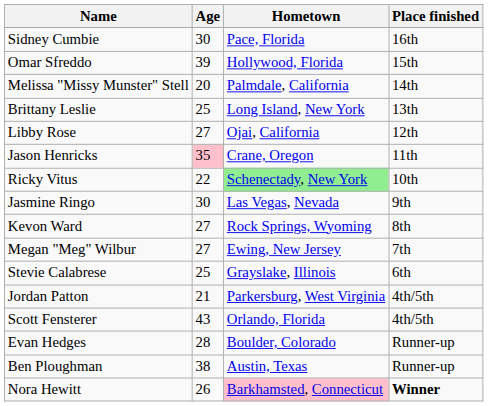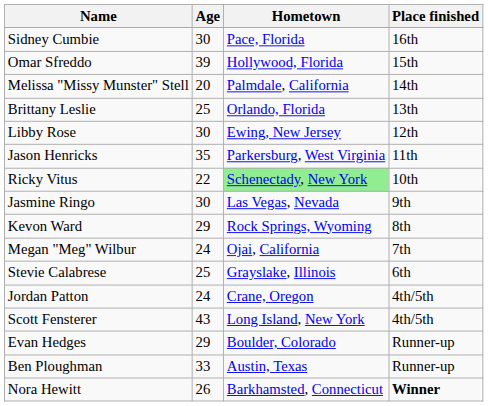(296, 109) Long Island, New York -> (276, 109) Orlando, Florida
(203, 132) 27 -> (203, 132) 30
(273, 132) Ojai, California -> (284, 132) Ewing, New Jersey
(203, 156) pink background -> (203, 156) no background
(270, 156) Crane, Oregon -> (306, 156) Parkersburg, West Virginia
(203, 226) 27 -> (203, 226) 29
(203, 249) 27 -> (203, 249) 24
(284, 249) Ewing, New Jersey -> (273, 249) Ojai, California
(203, 296) 21 -> (203, 296) 24
(306, 296) Parkersburg, West Virginia -> (270, 296) Crane, Oregon
(276, 319) Orlando, Florida -> (296, 319) Long Island, New York
(203, 343) 28 -> (203, 343) 29
(203, 366) 38 -> (203, 366) 33
(305, 389) pink background -> (305, 389) no background
